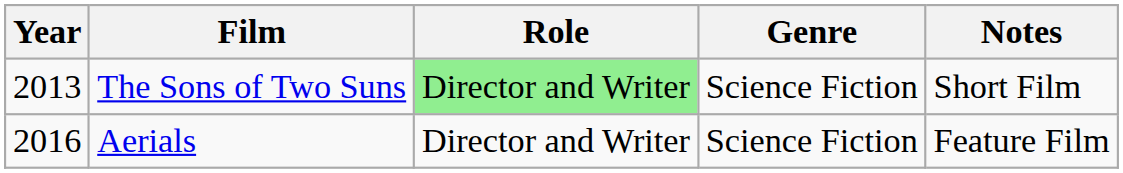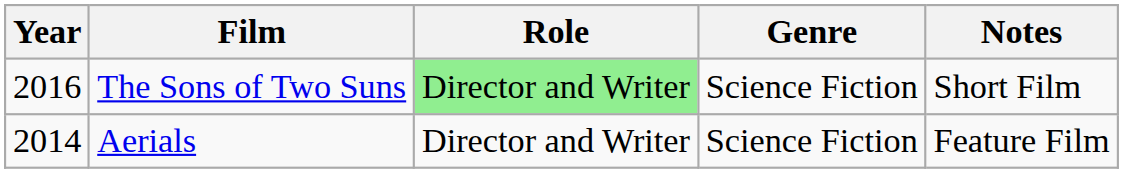(47, 85) 2013 -> (47, 85) 2016
(47, 140) 2016 -> (47, 140) 2014
